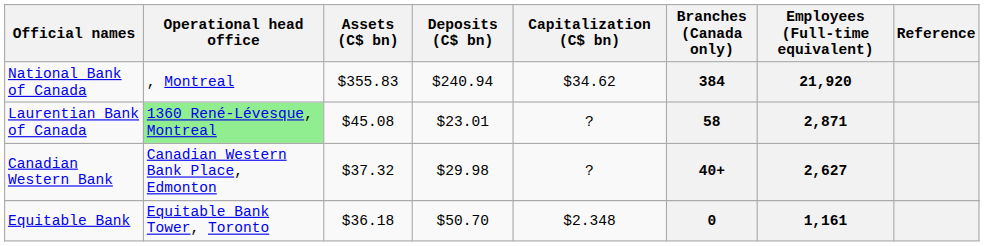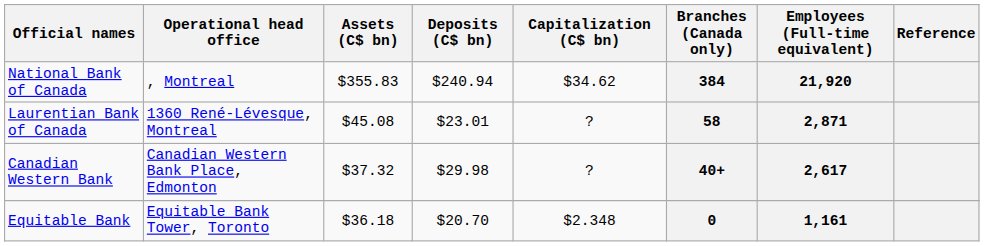(230, 123) lightgreen background -> (230, 123) no background
(825, 172) 2,627 -> (825, 172) 2,617
(463, 221) $50.70 -> (463, 221) $20.70
